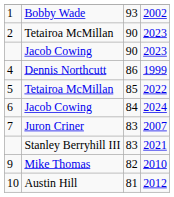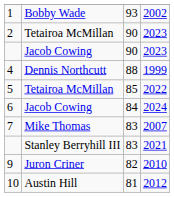(132, 70) 86 -> (132, 70) 88
(54, 126) Juron Criner -> (57, 126) Mike Thomas
(57, 164) Mike Thomas -> (54, 164) Juron Criner
